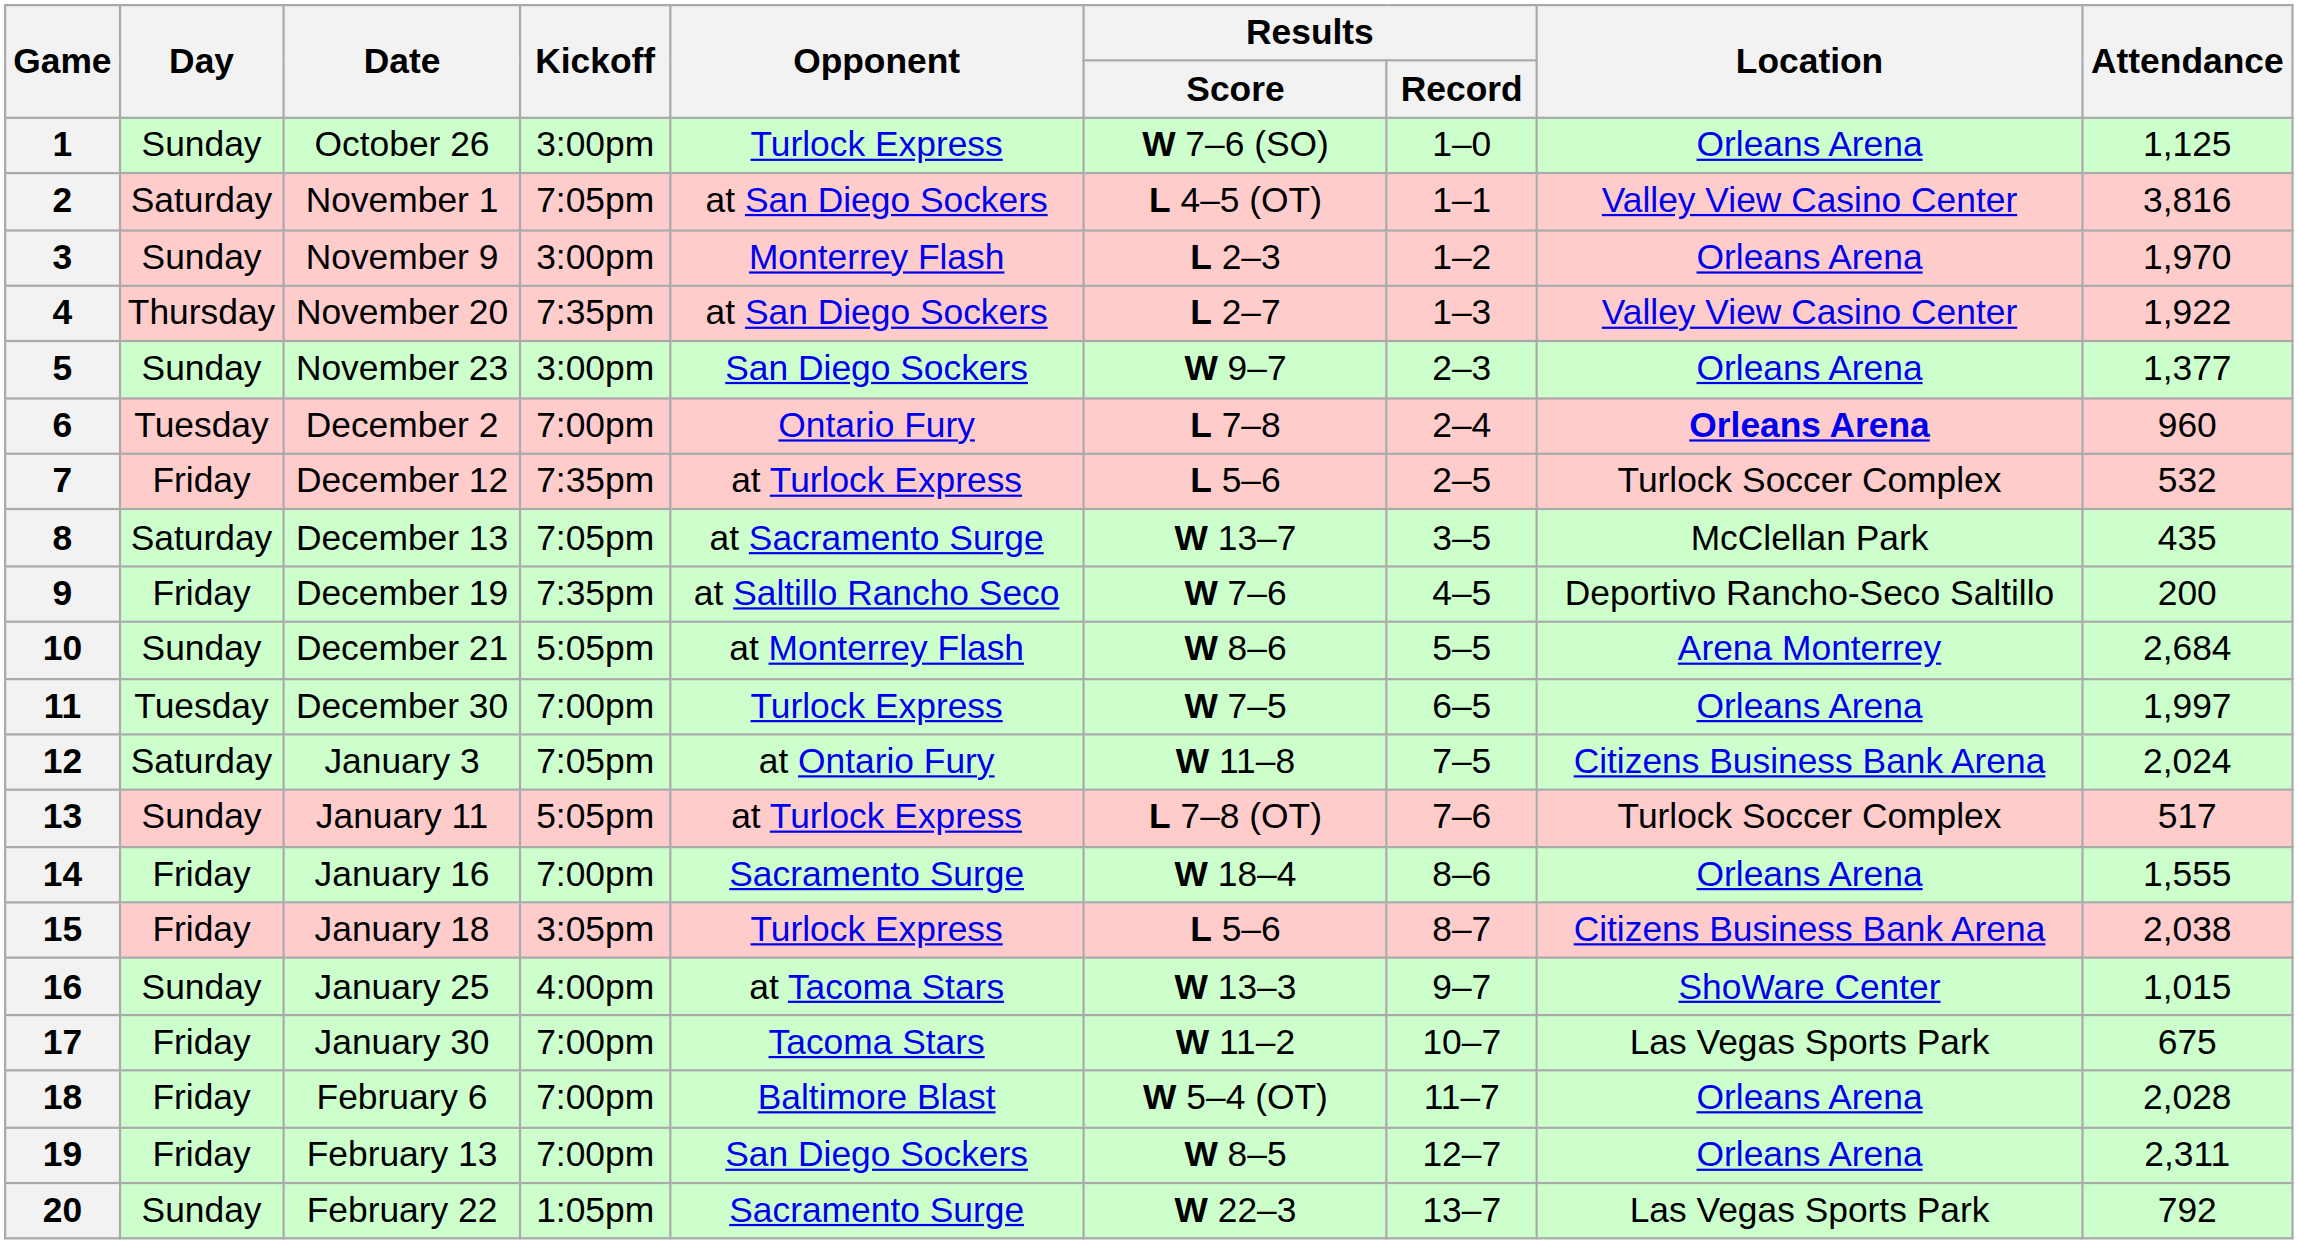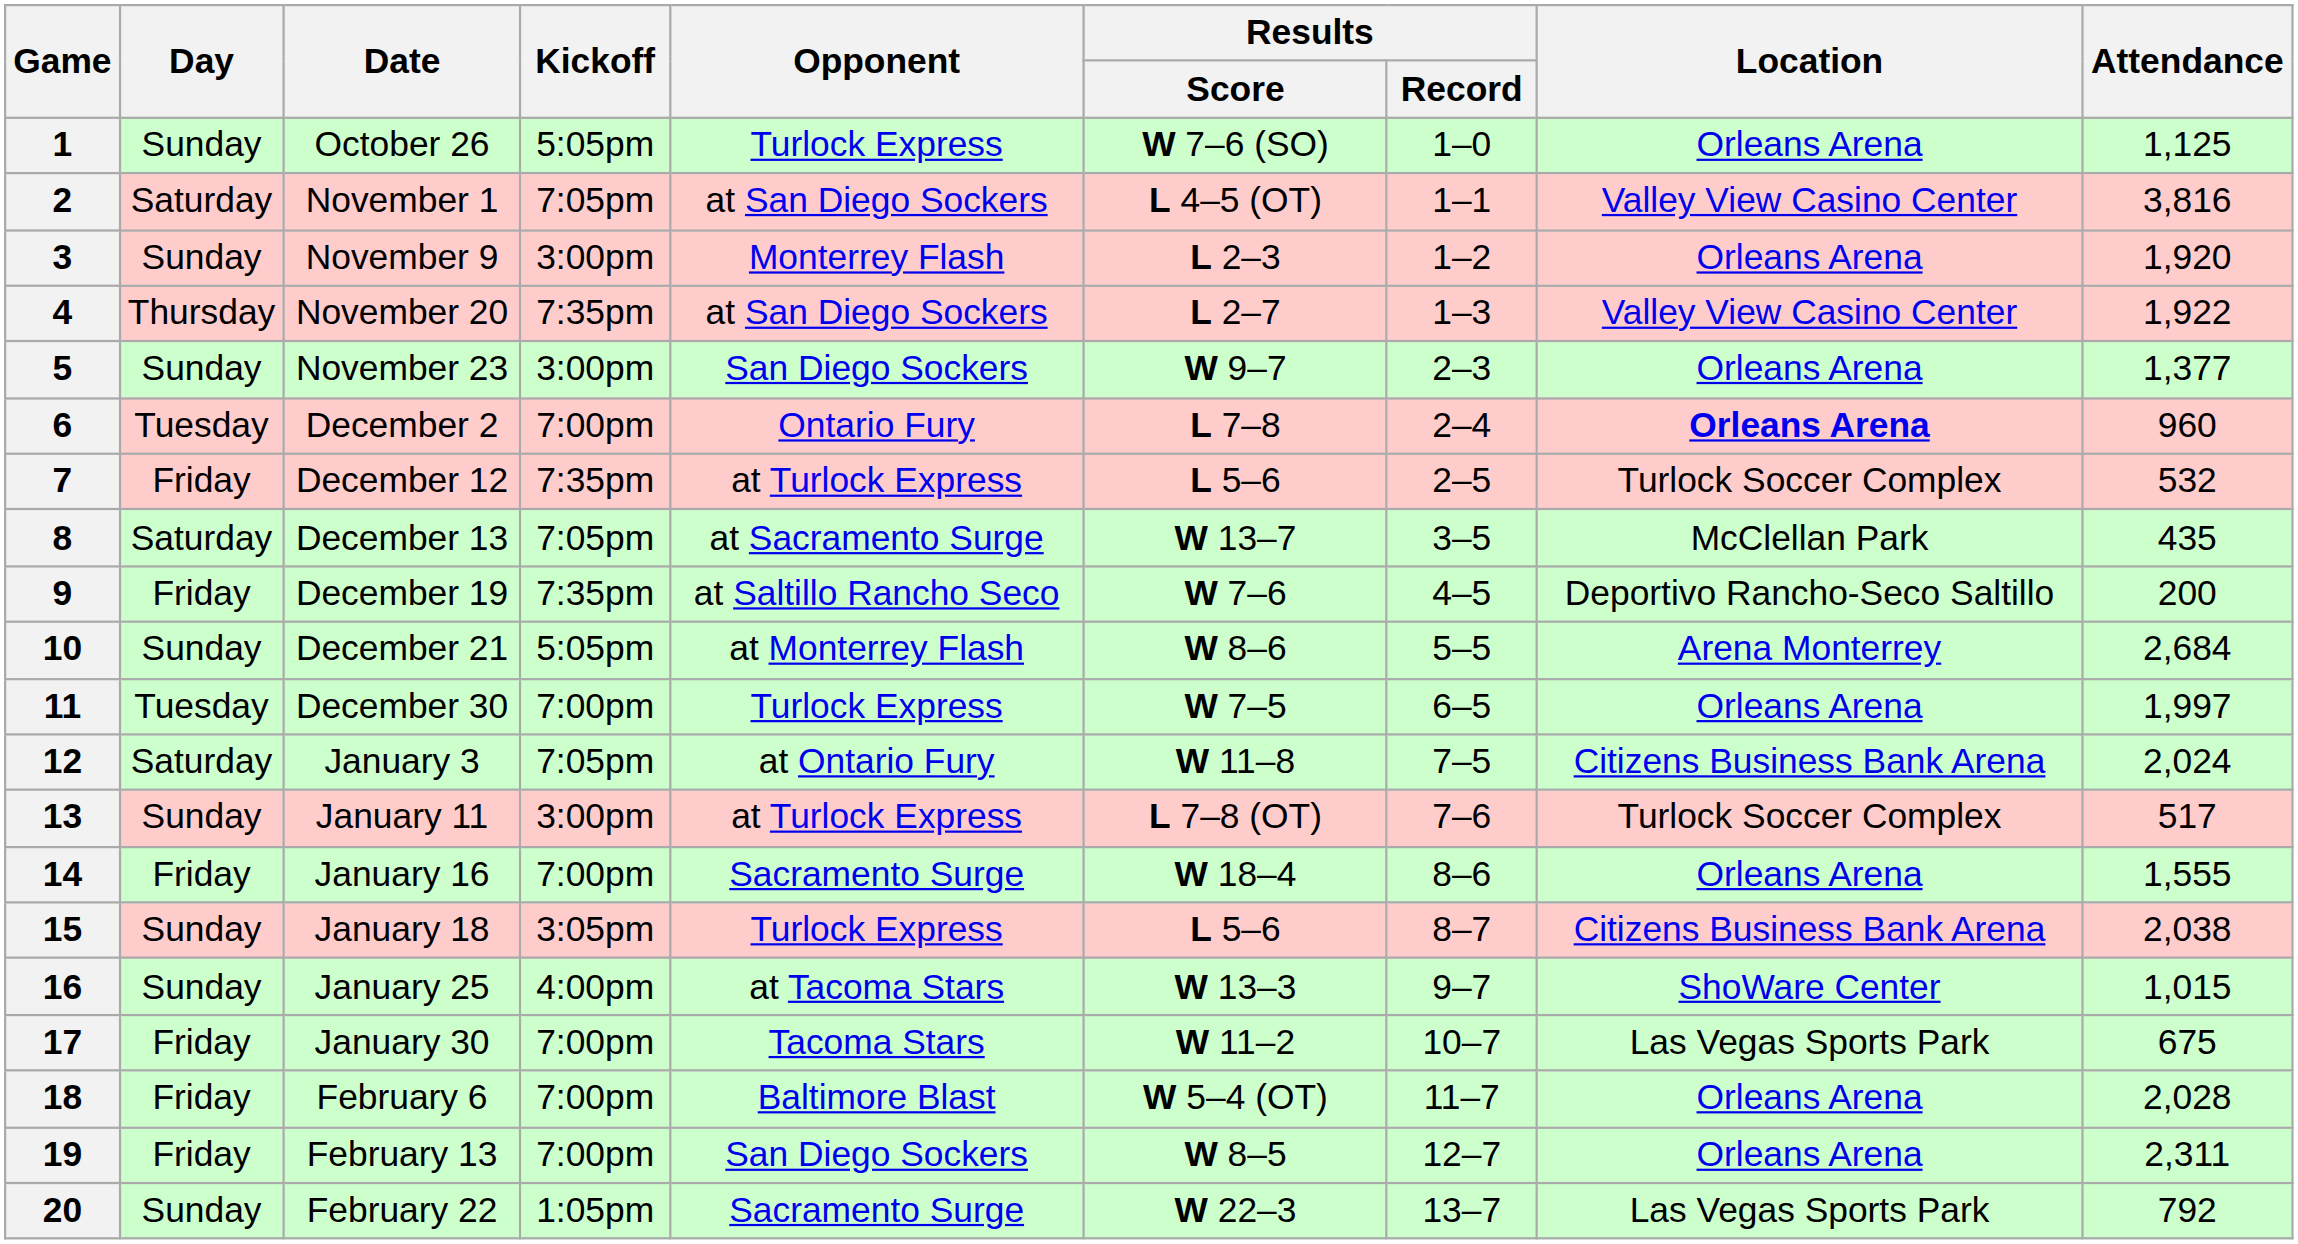(595, 144) 3:00pm -> (595, 144) 5:05pm
(2187, 256) 1,970 -> (2187, 256) 1,920
(595, 817) 5:05pm -> (595, 817) 3:00pm
(202, 929) Friday -> (202, 929) Sunday
